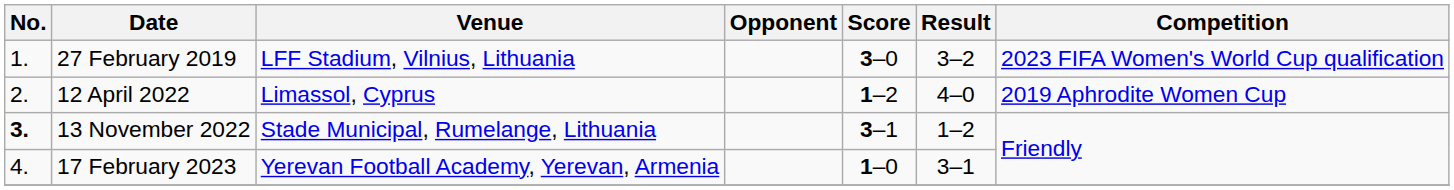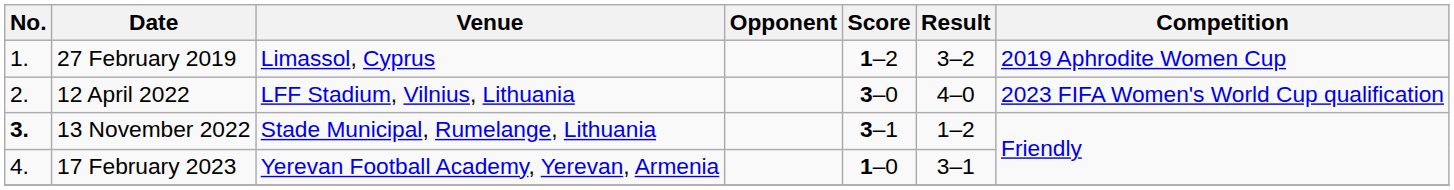(418, 58) LFF Stadium, Vilnius, Lithuania -> (348, 58) Limassol, Cyprus
(879, 58) 3–0 -> (879, 58) 1–2
(1223, 58) 2023 FIFA Women's World Cup qualification -> (1144, 58) 2019 Aphrodite Women Cup
(348, 94) Limassol, Cyprus -> (418, 94) LFF Stadium, Vilnius, Lithuania
(879, 94) 1–2 -> (879, 94) 3–0
(1144, 94) 2019 Aphrodite Women Cup -> (1223, 94) 2023 FIFA Women's World Cup qualification
